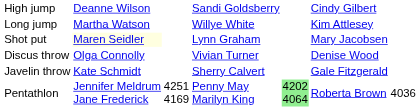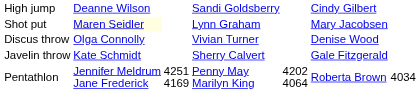- row: (31, 24)
(295, 93) lightgreen background -> (295, 77) no background
(403, 93) 4036 -> (403, 77) 4034
